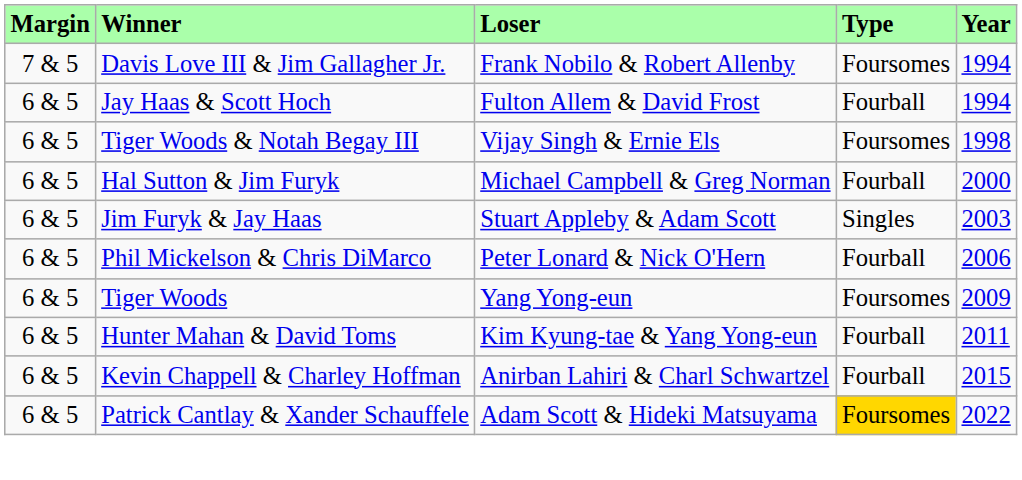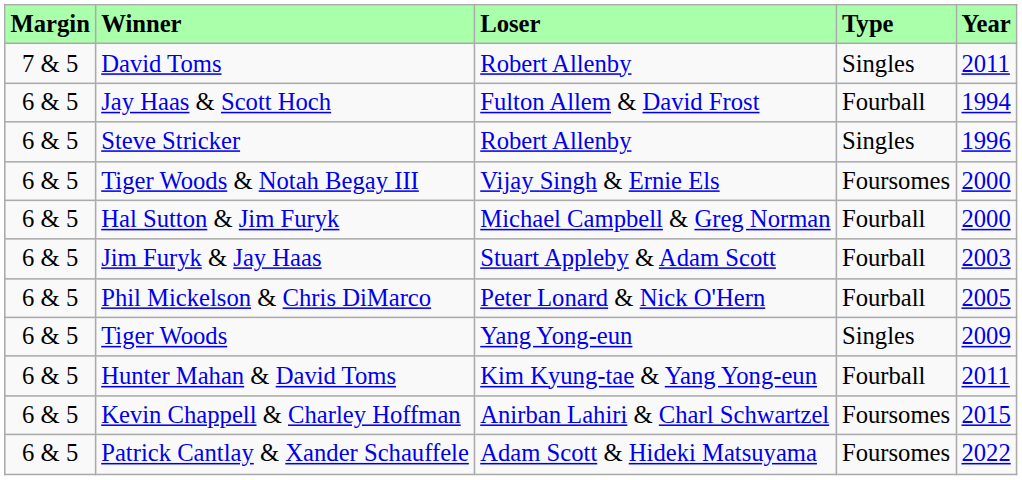- row: (273, 63)
+ row: (161, 63)
+ row: (171, 141)
(986, 141) 1998 -> (986, 180) 2000
(878, 219) Singles -> (884, 258) Fourball
(986, 258) 2006 -> (986, 297) 2005
(896, 297) Foursomes -> (878, 336) Singles
(884, 375) Fourball -> (896, 414) Foursomes
(896, 414) gold background -> (896, 453) no background
